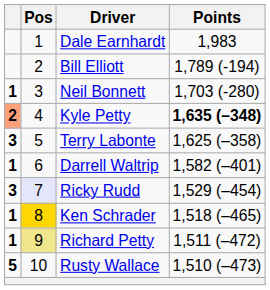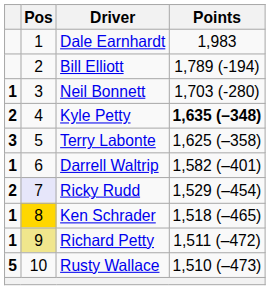(13, 116) lightsalmon background -> (13, 116) no background
(13, 191) 3 -> (13, 191) 2
